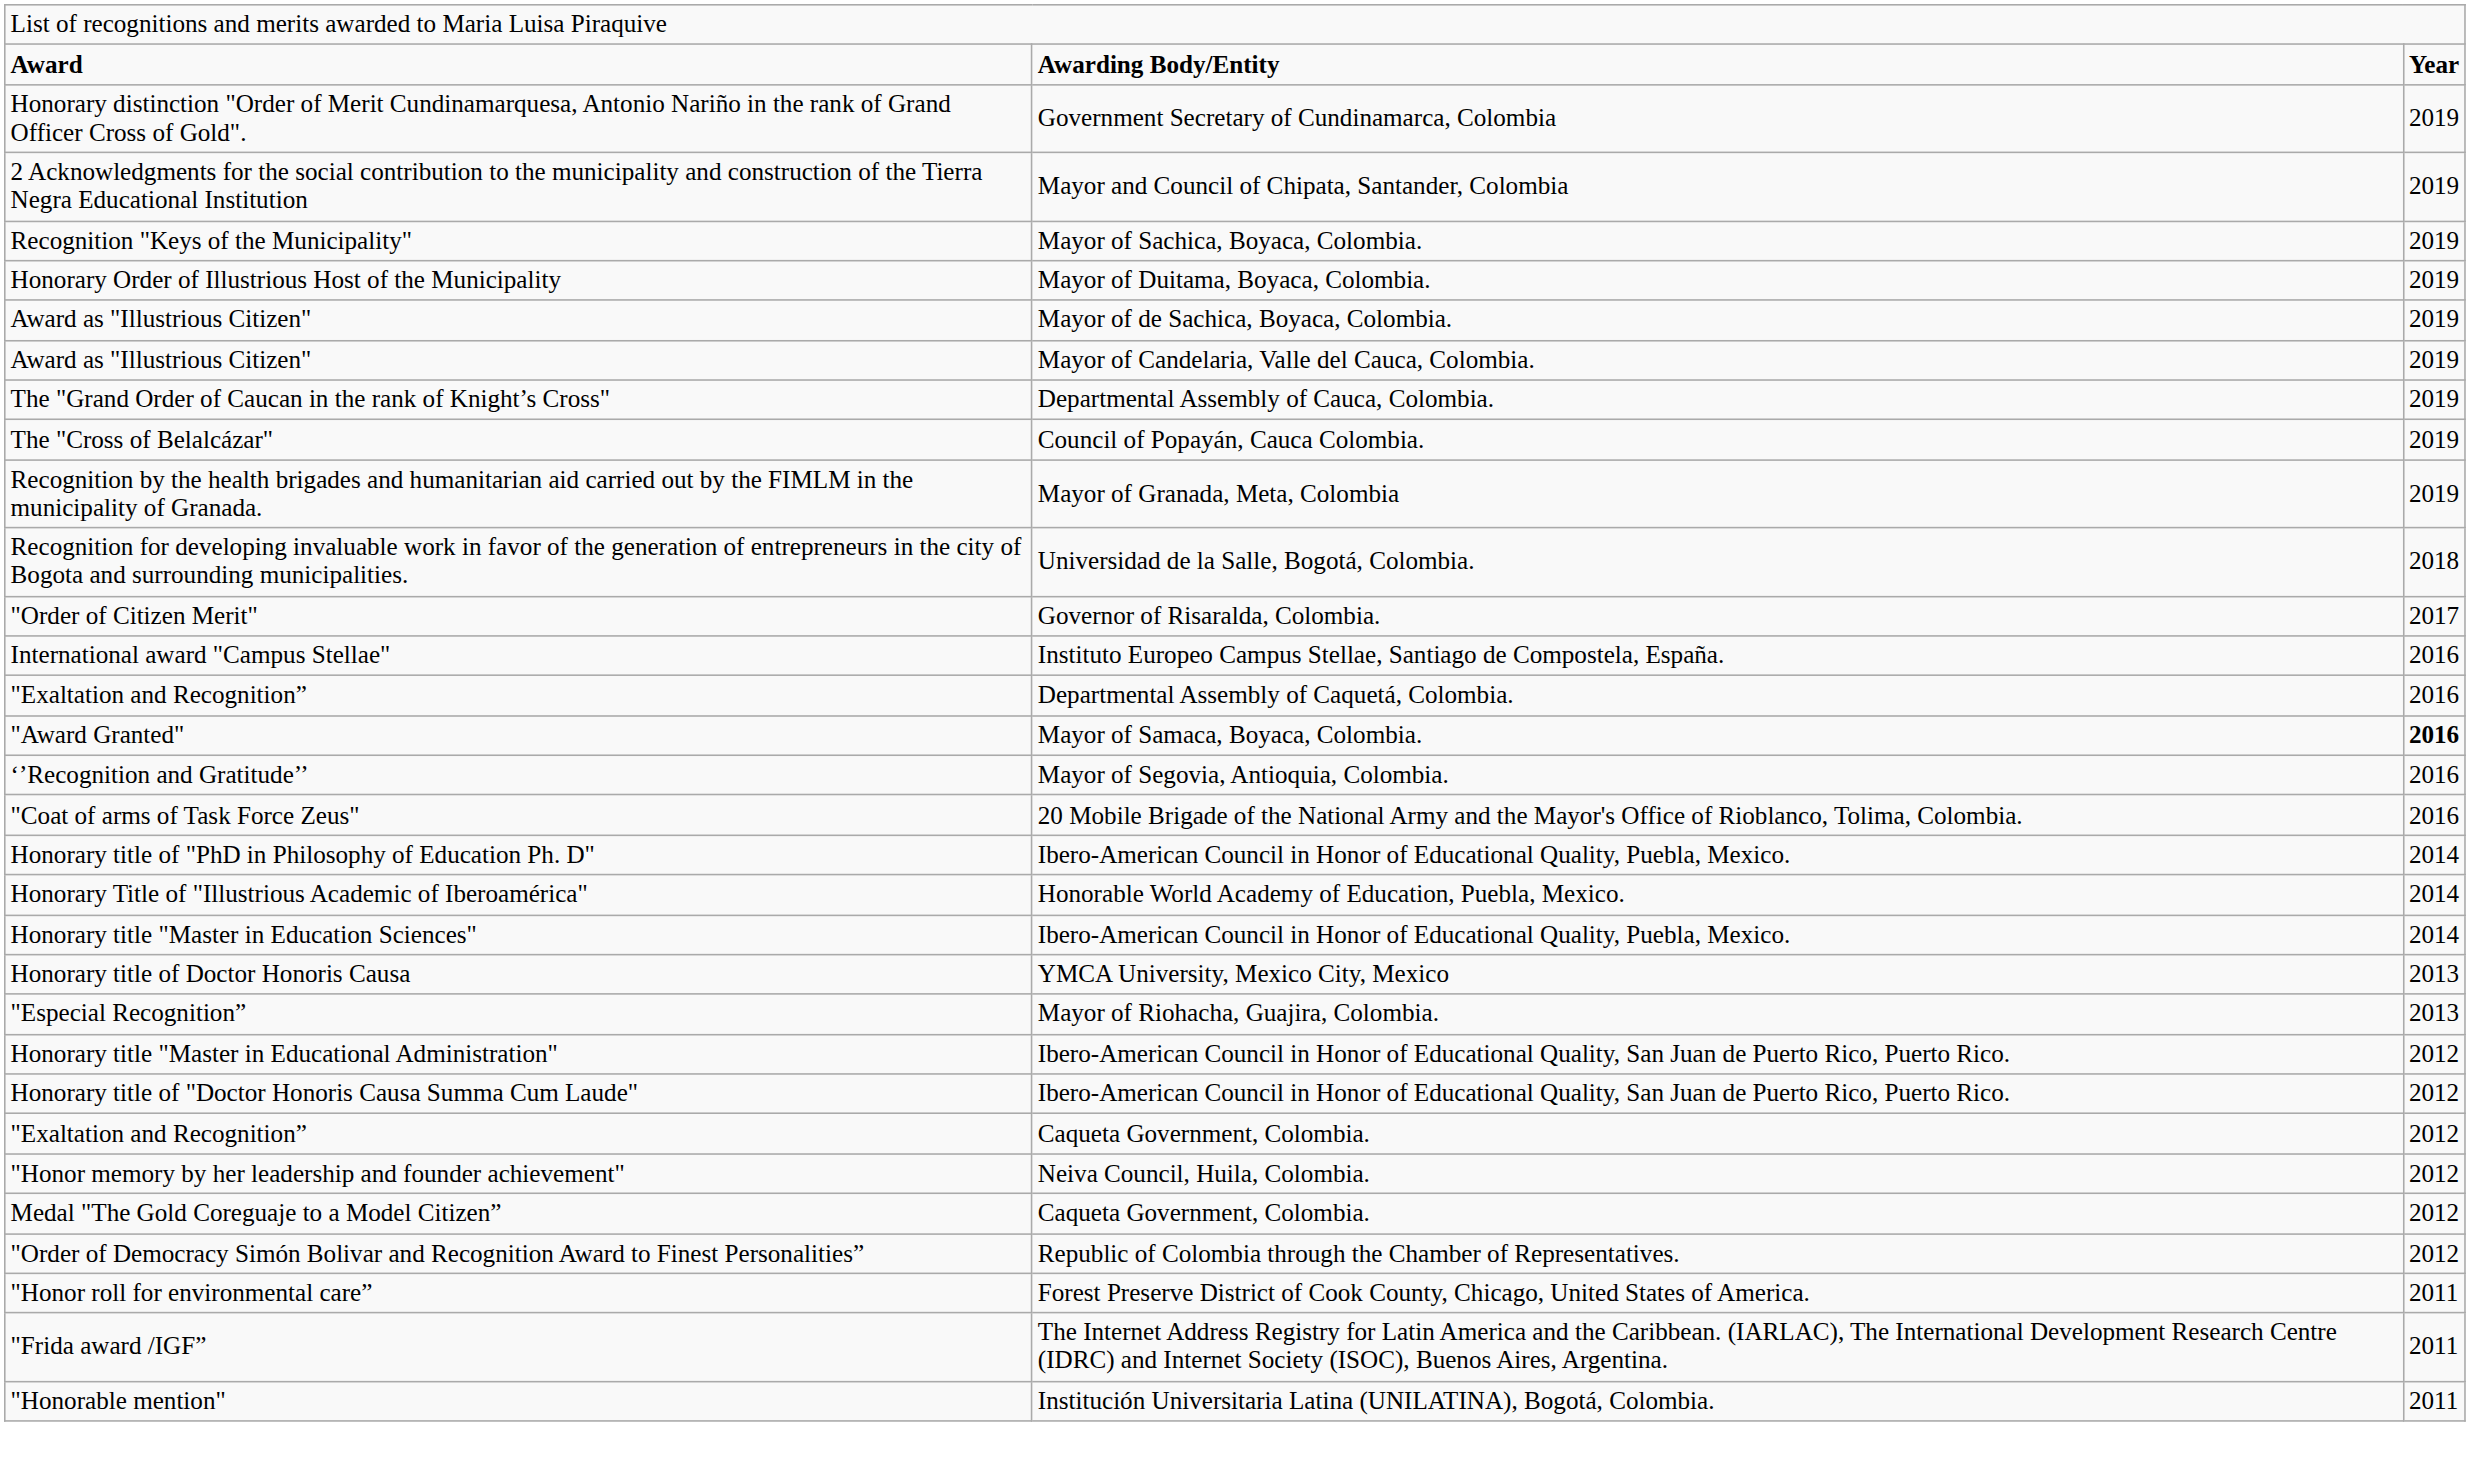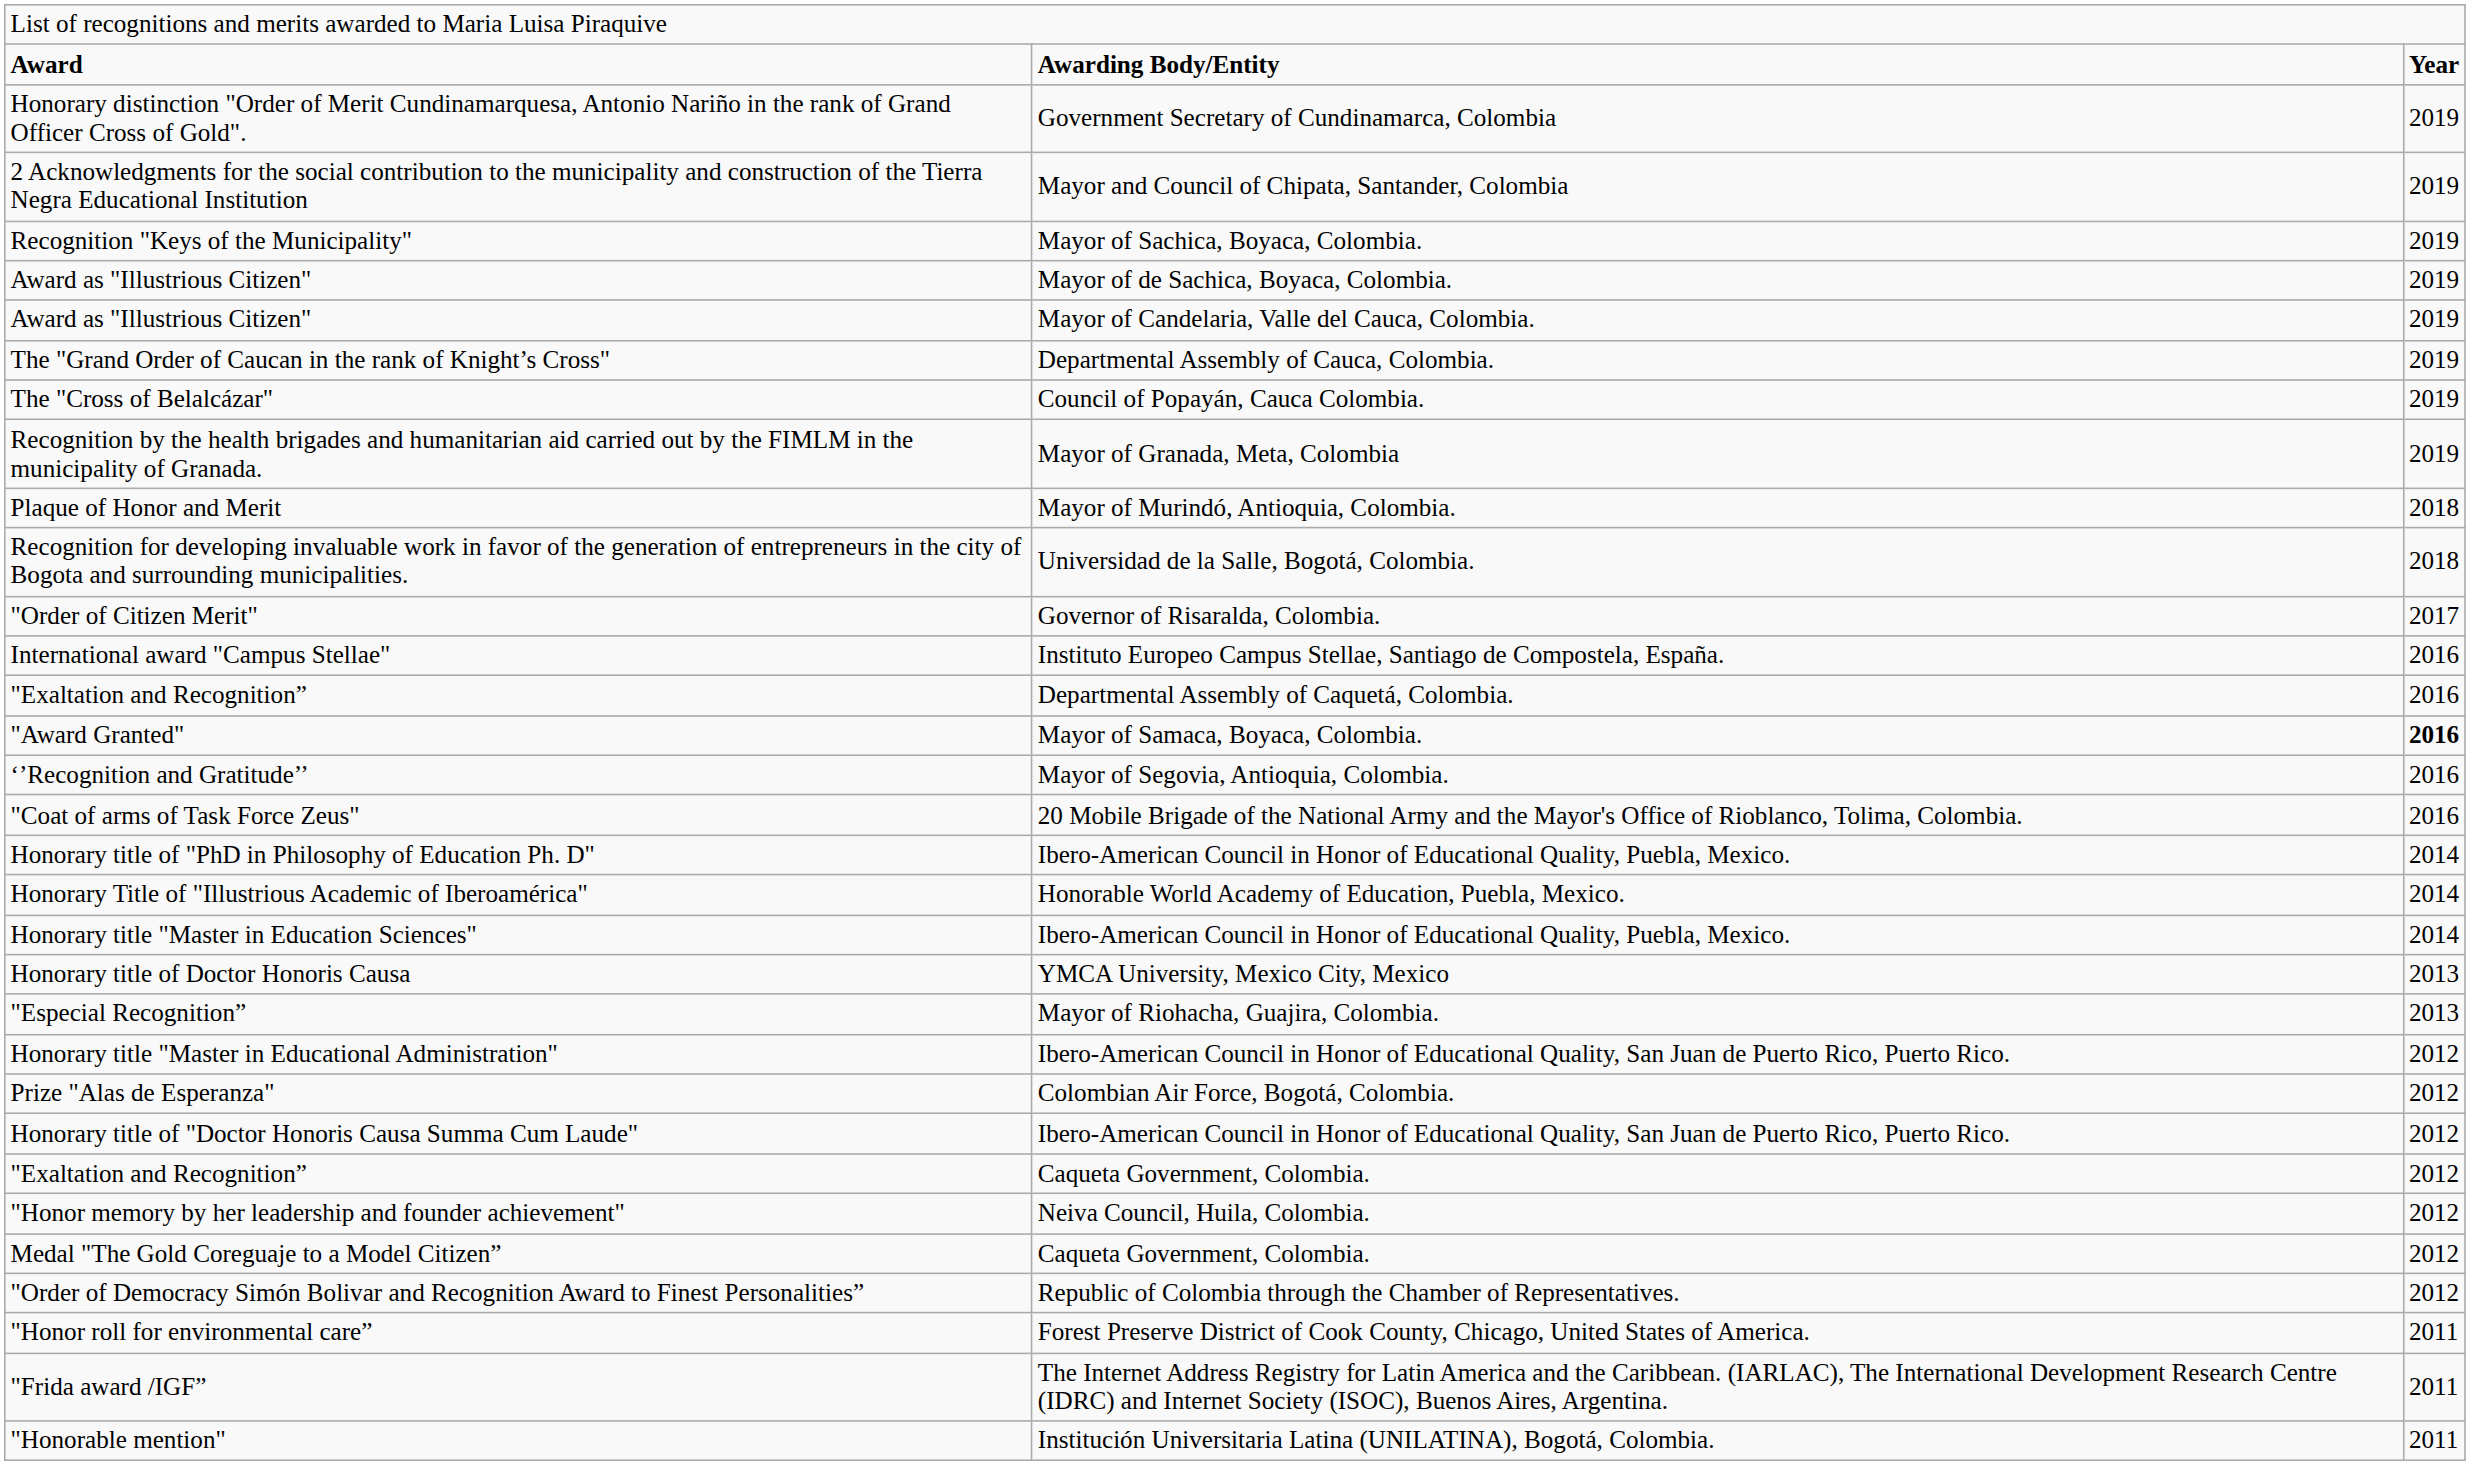- row: (286, 280)
+ row: (146, 507)
+ row: (143, 1093)
